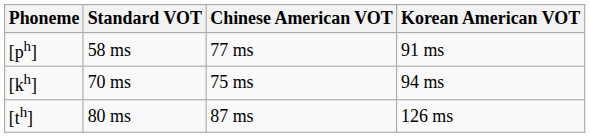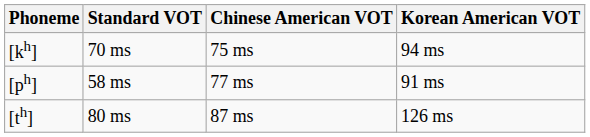rows swapped: (23, 49) <-> (23, 82)
